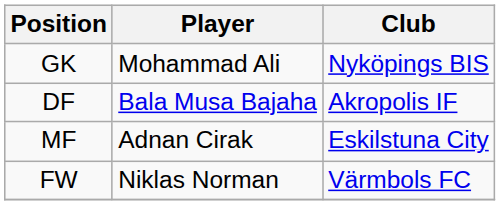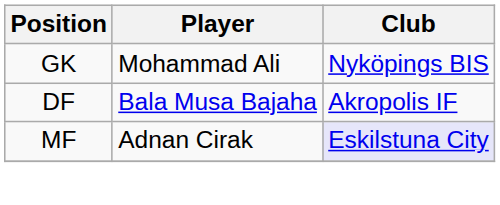(408, 140) no background -> (408, 140) lavender background
- row: (59, 179)
